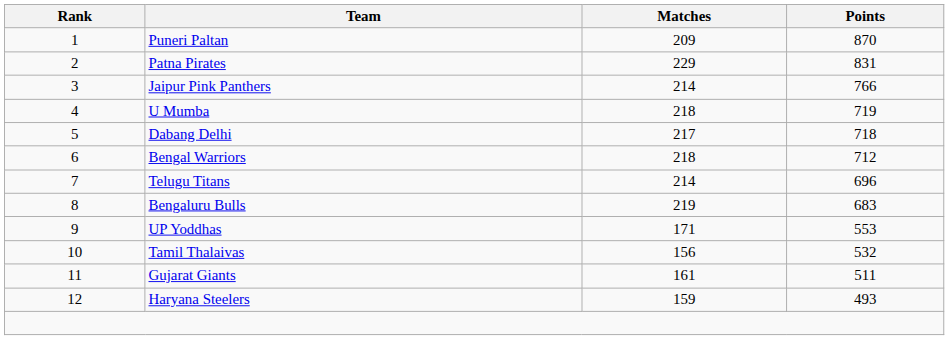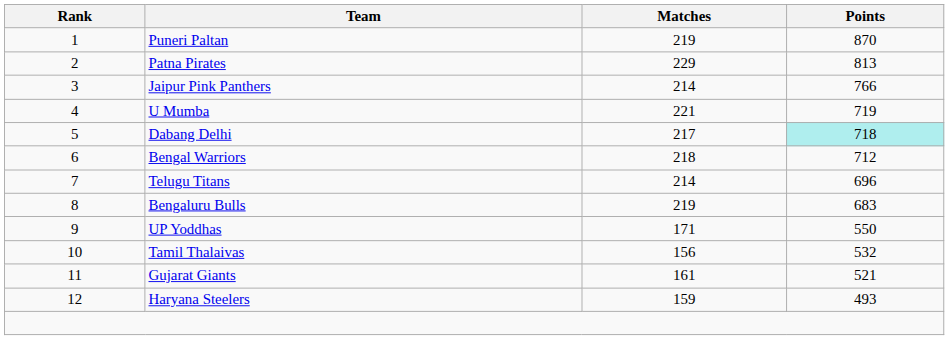(684, 39) 209 -> (684, 39) 219
(865, 63) 831 -> (865, 63) 813
(684, 110) 218 -> (684, 110) 221
(865, 134) no background -> (865, 134) paleturquoise background
(865, 228) 553 -> (865, 228) 550
(865, 275) 511 -> (865, 275) 521
